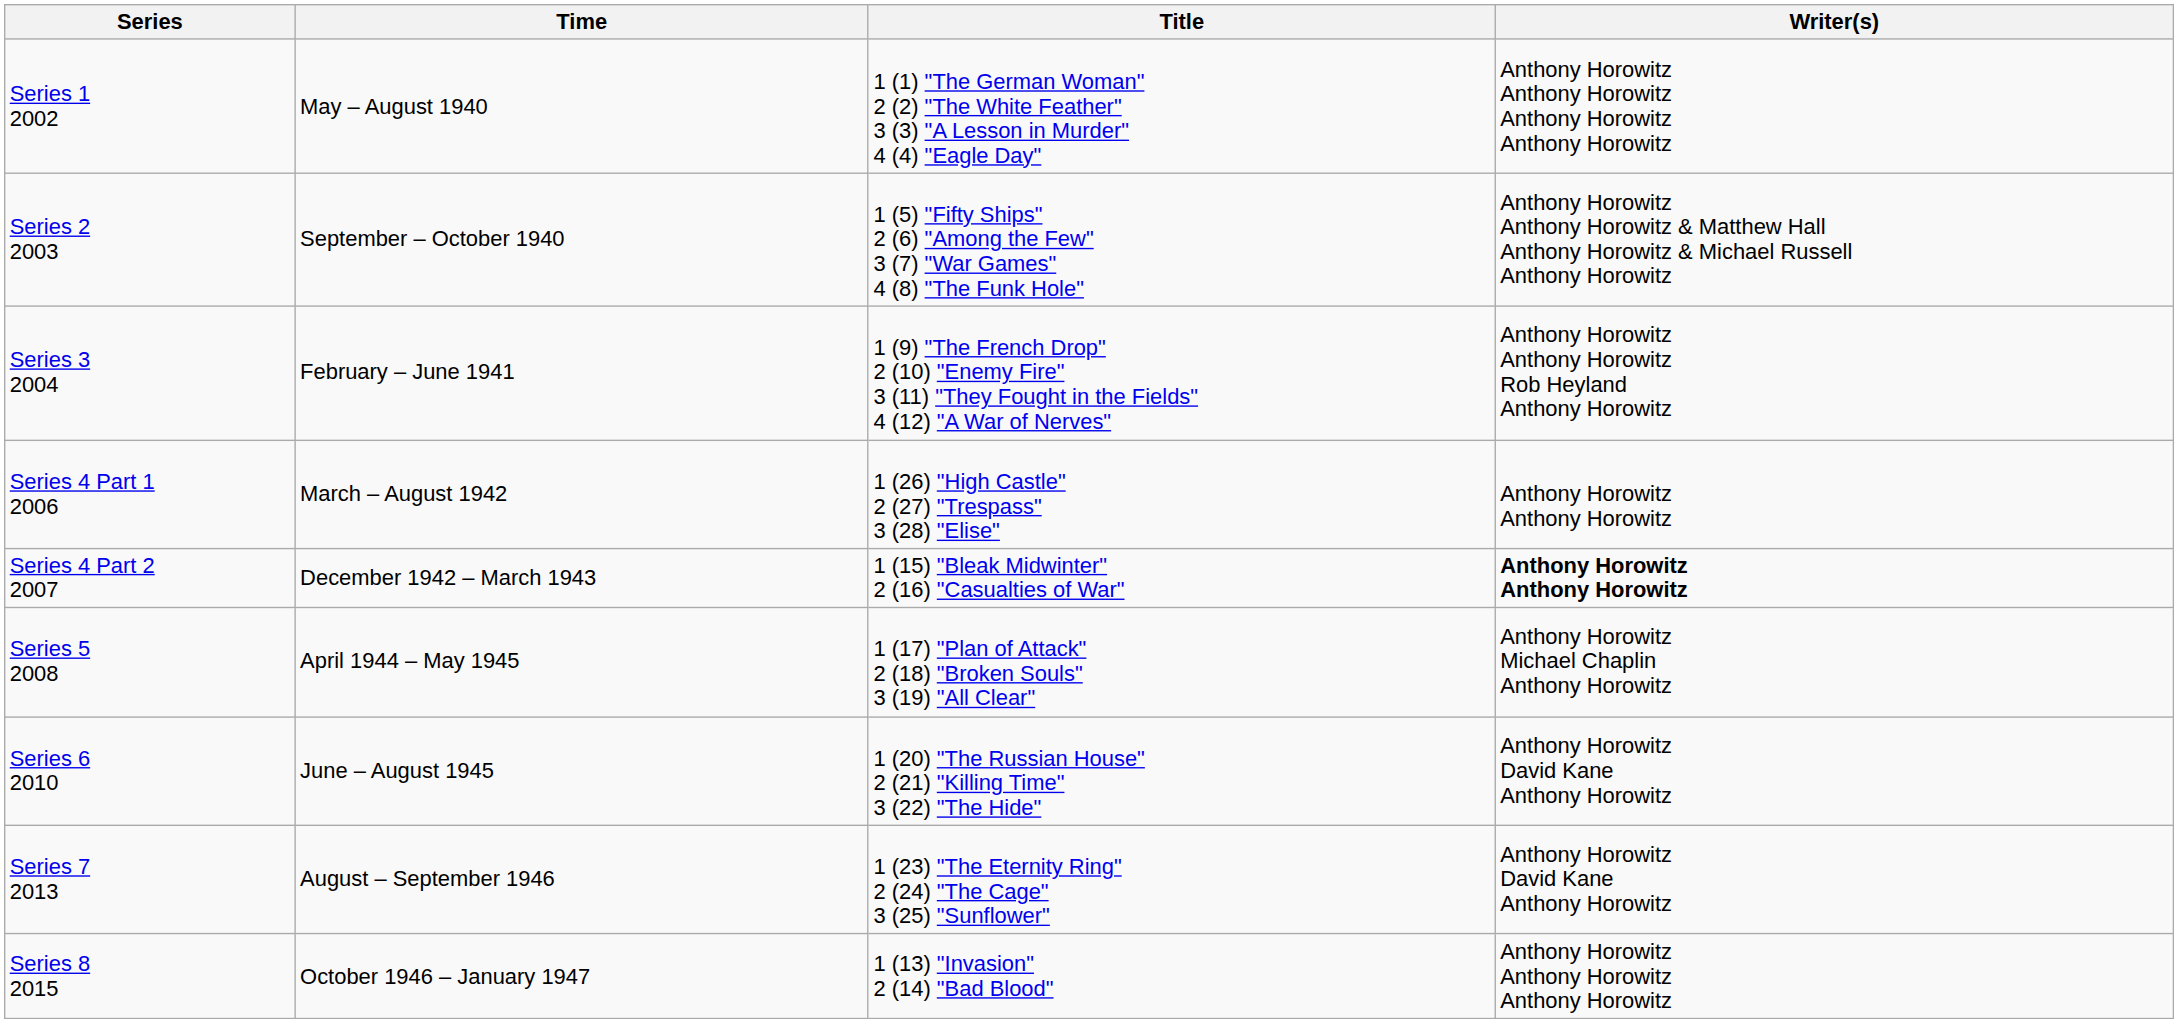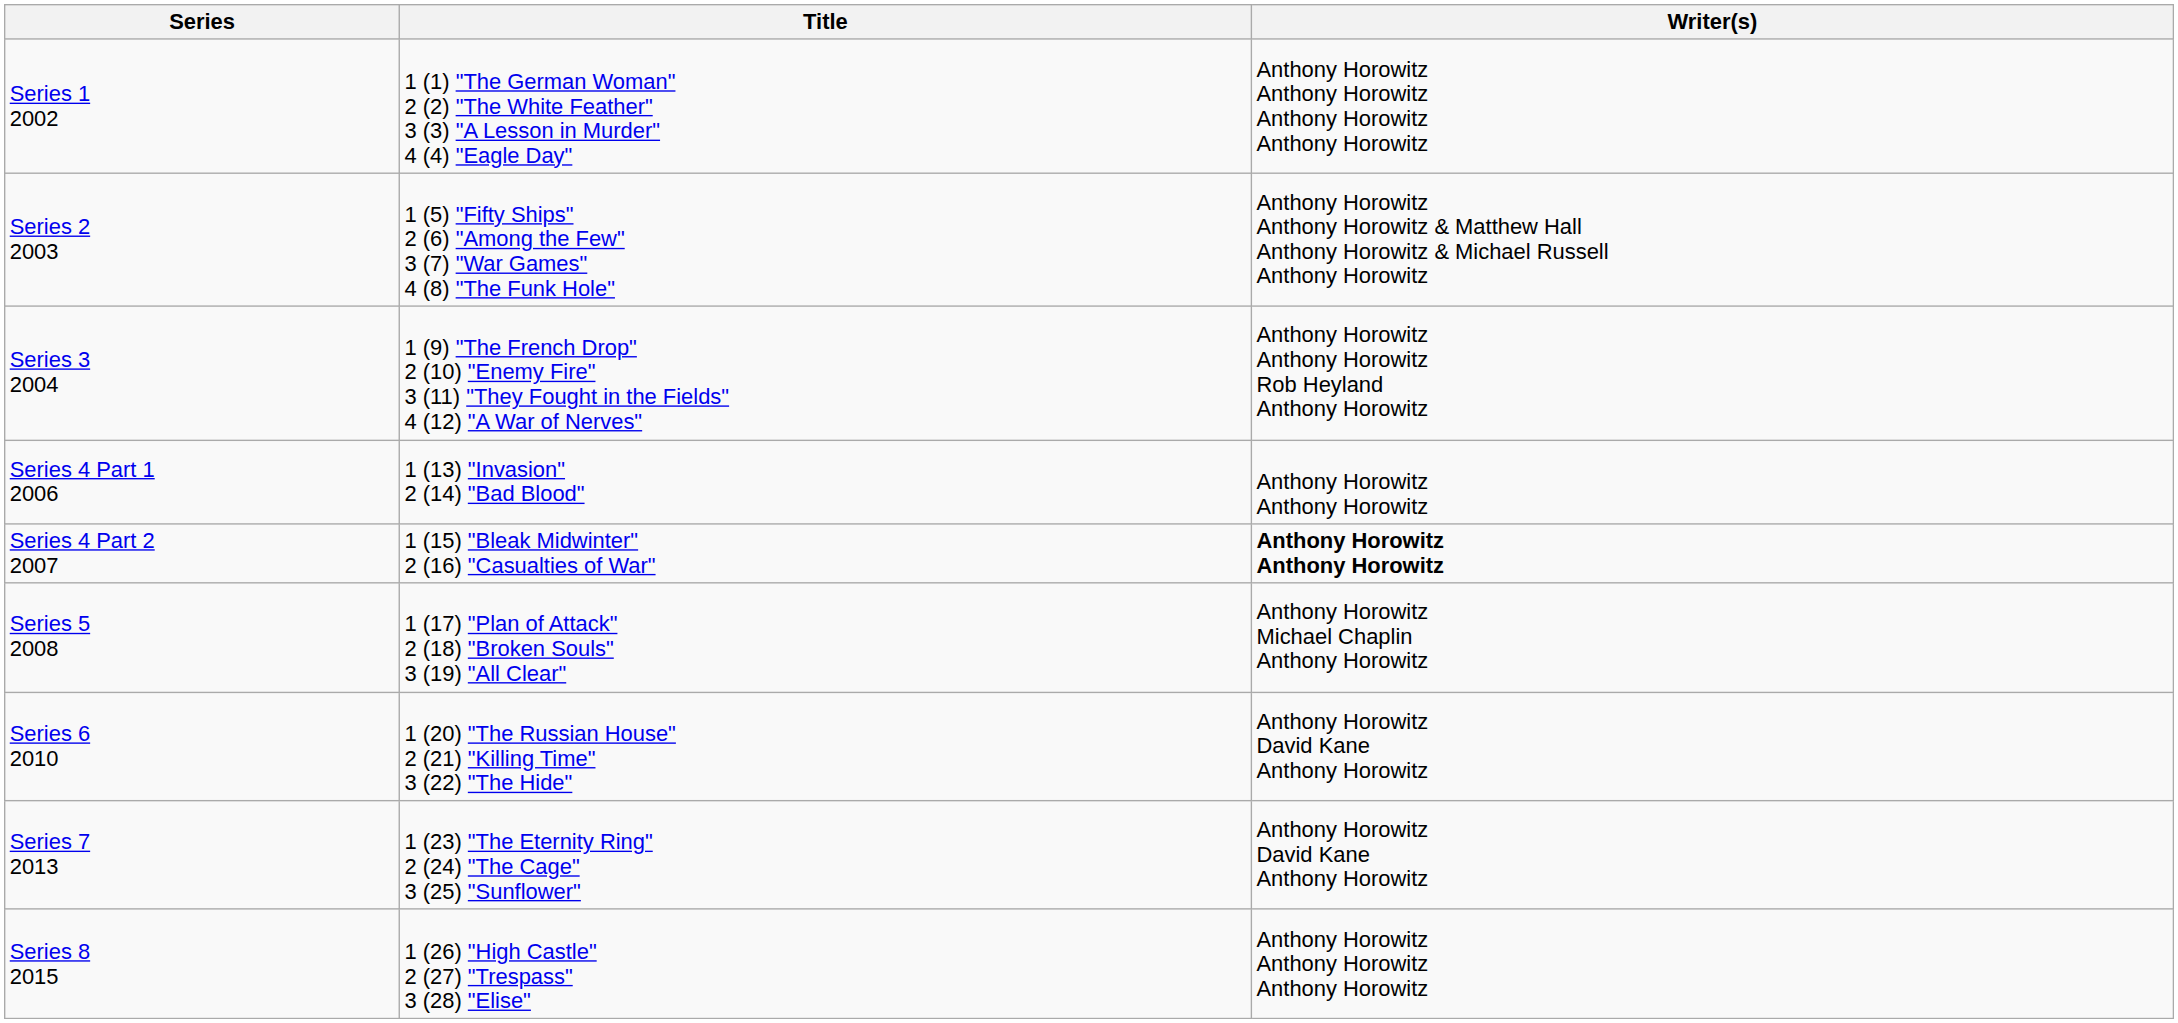- column: (582, 21)
(970, 506) 1 (26) "High Castle" 2 (27) "Trespass" 3 (28) "Elise" -> (495, 481) 1 (13) "Invasion" 2 (14) "Bad Blood"
(963, 975) 1 (13) "Invasion" 2 (14) "Bad Blood" -> (501, 975) 1 (26) "High Castle" 2 (27) "Trespass" 3 (28) "Elise"
